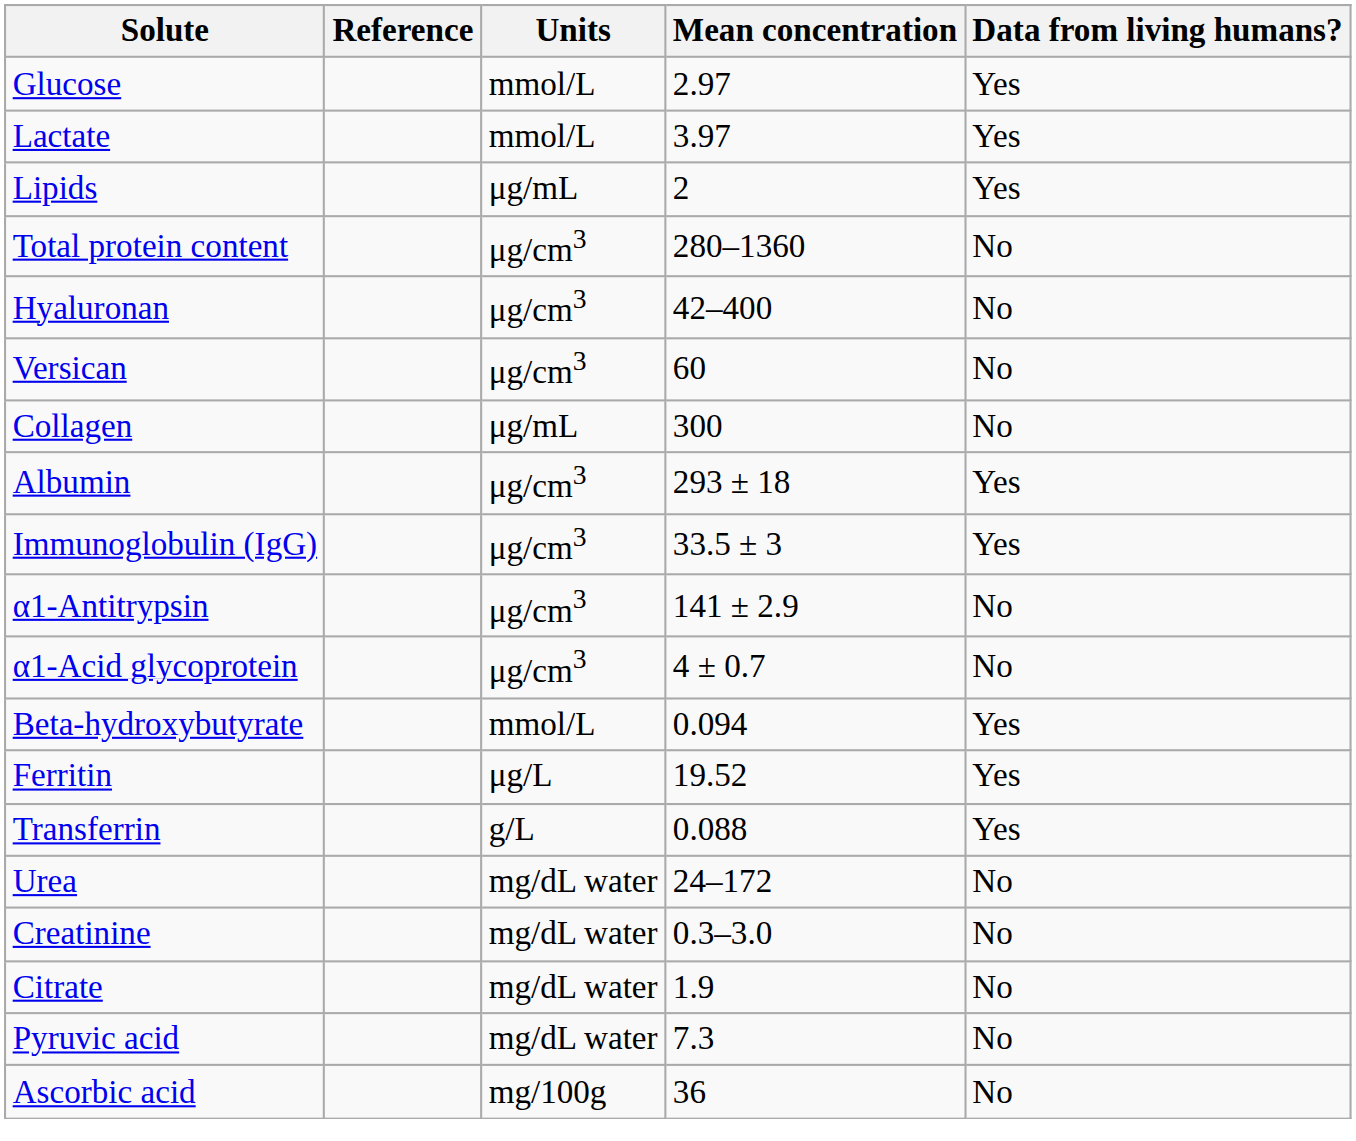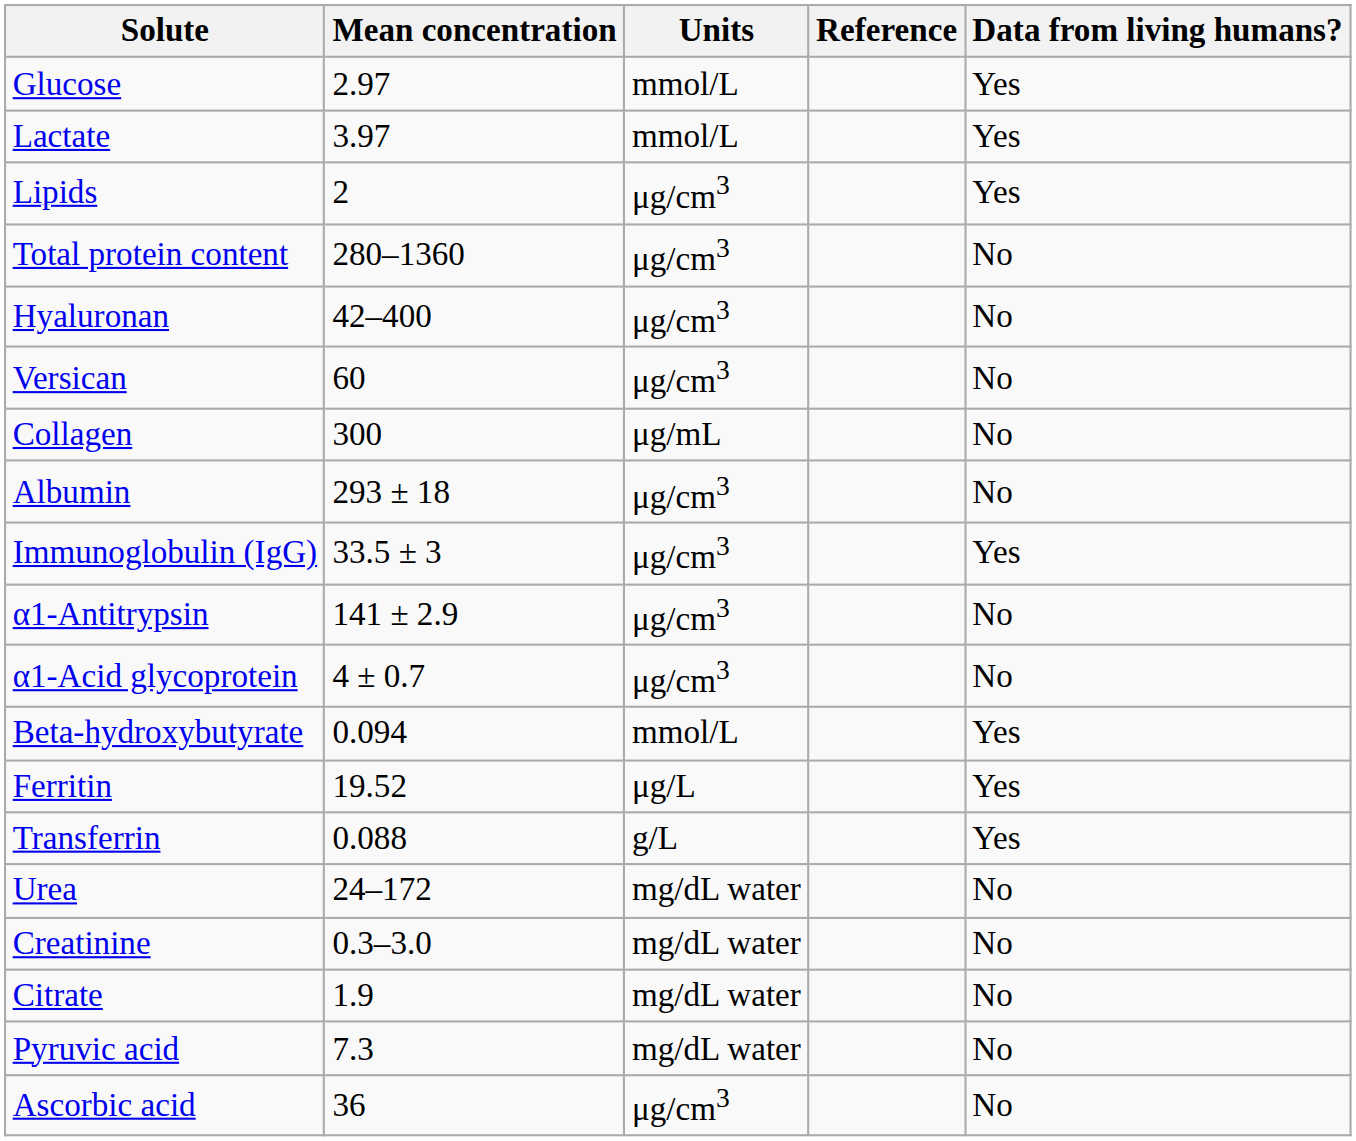columns swapped: (815, 30) <-> (403, 30)
(533, 188) μg/mL -> (681, 192) μg/cm3
(996, 482) Yes -> (993, 491) No
(548, 1091) mg/100g -> (681, 1104) μg/cm3
